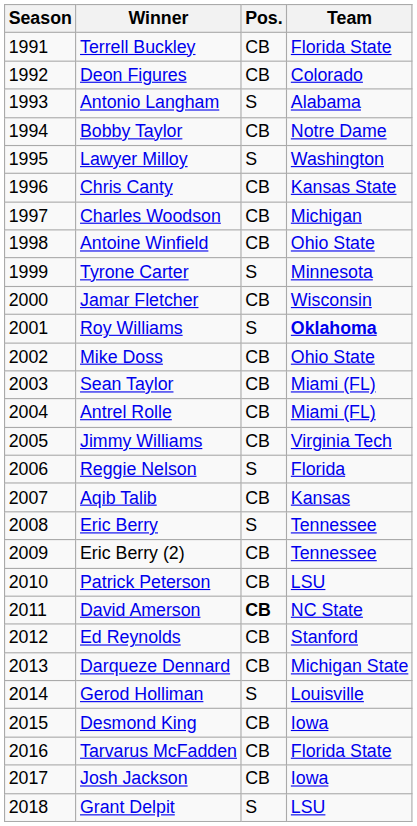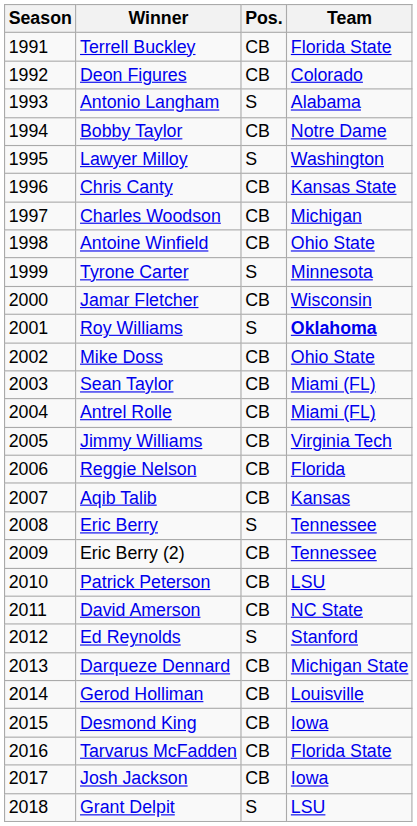(251, 469) S -> (257, 469) CB
(258, 610) bold -> (257, 610) normal
(257, 638) CB -> (251, 638) S
(251, 694) S -> (257, 694) CB
